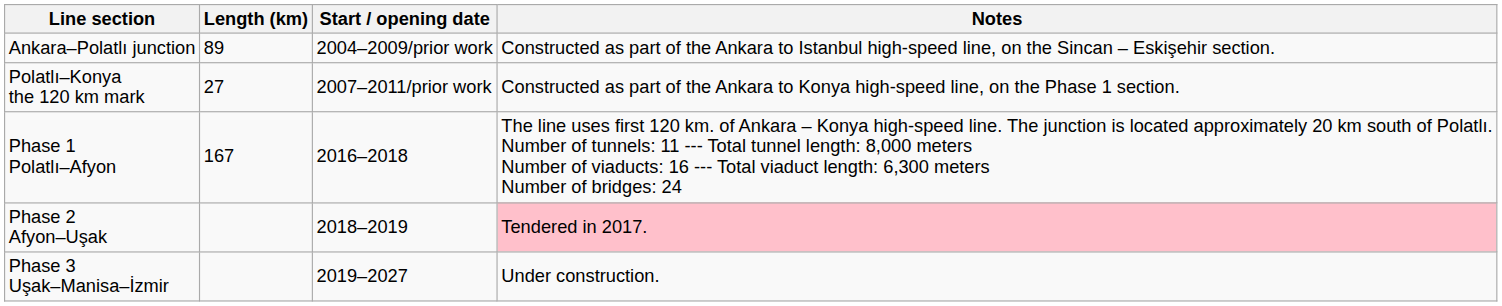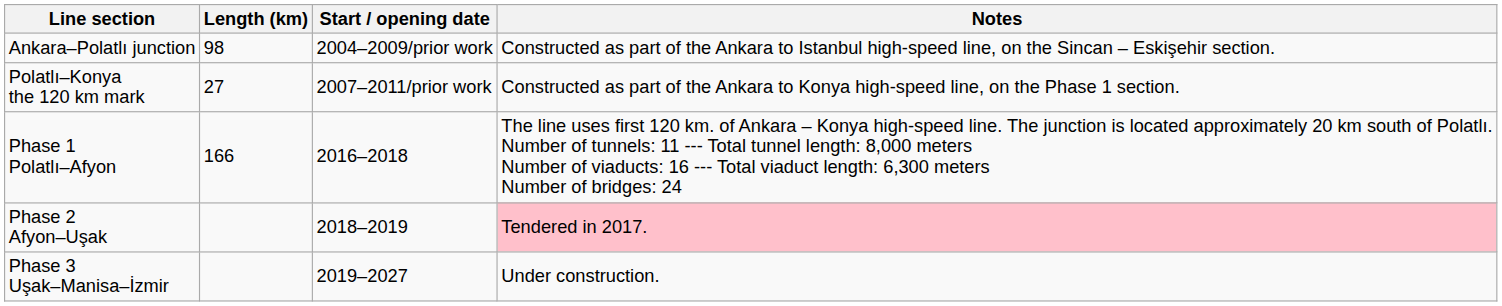(214, 47) 89 -> (214, 47) 98
(219, 157) 167 -> (219, 157) 166
